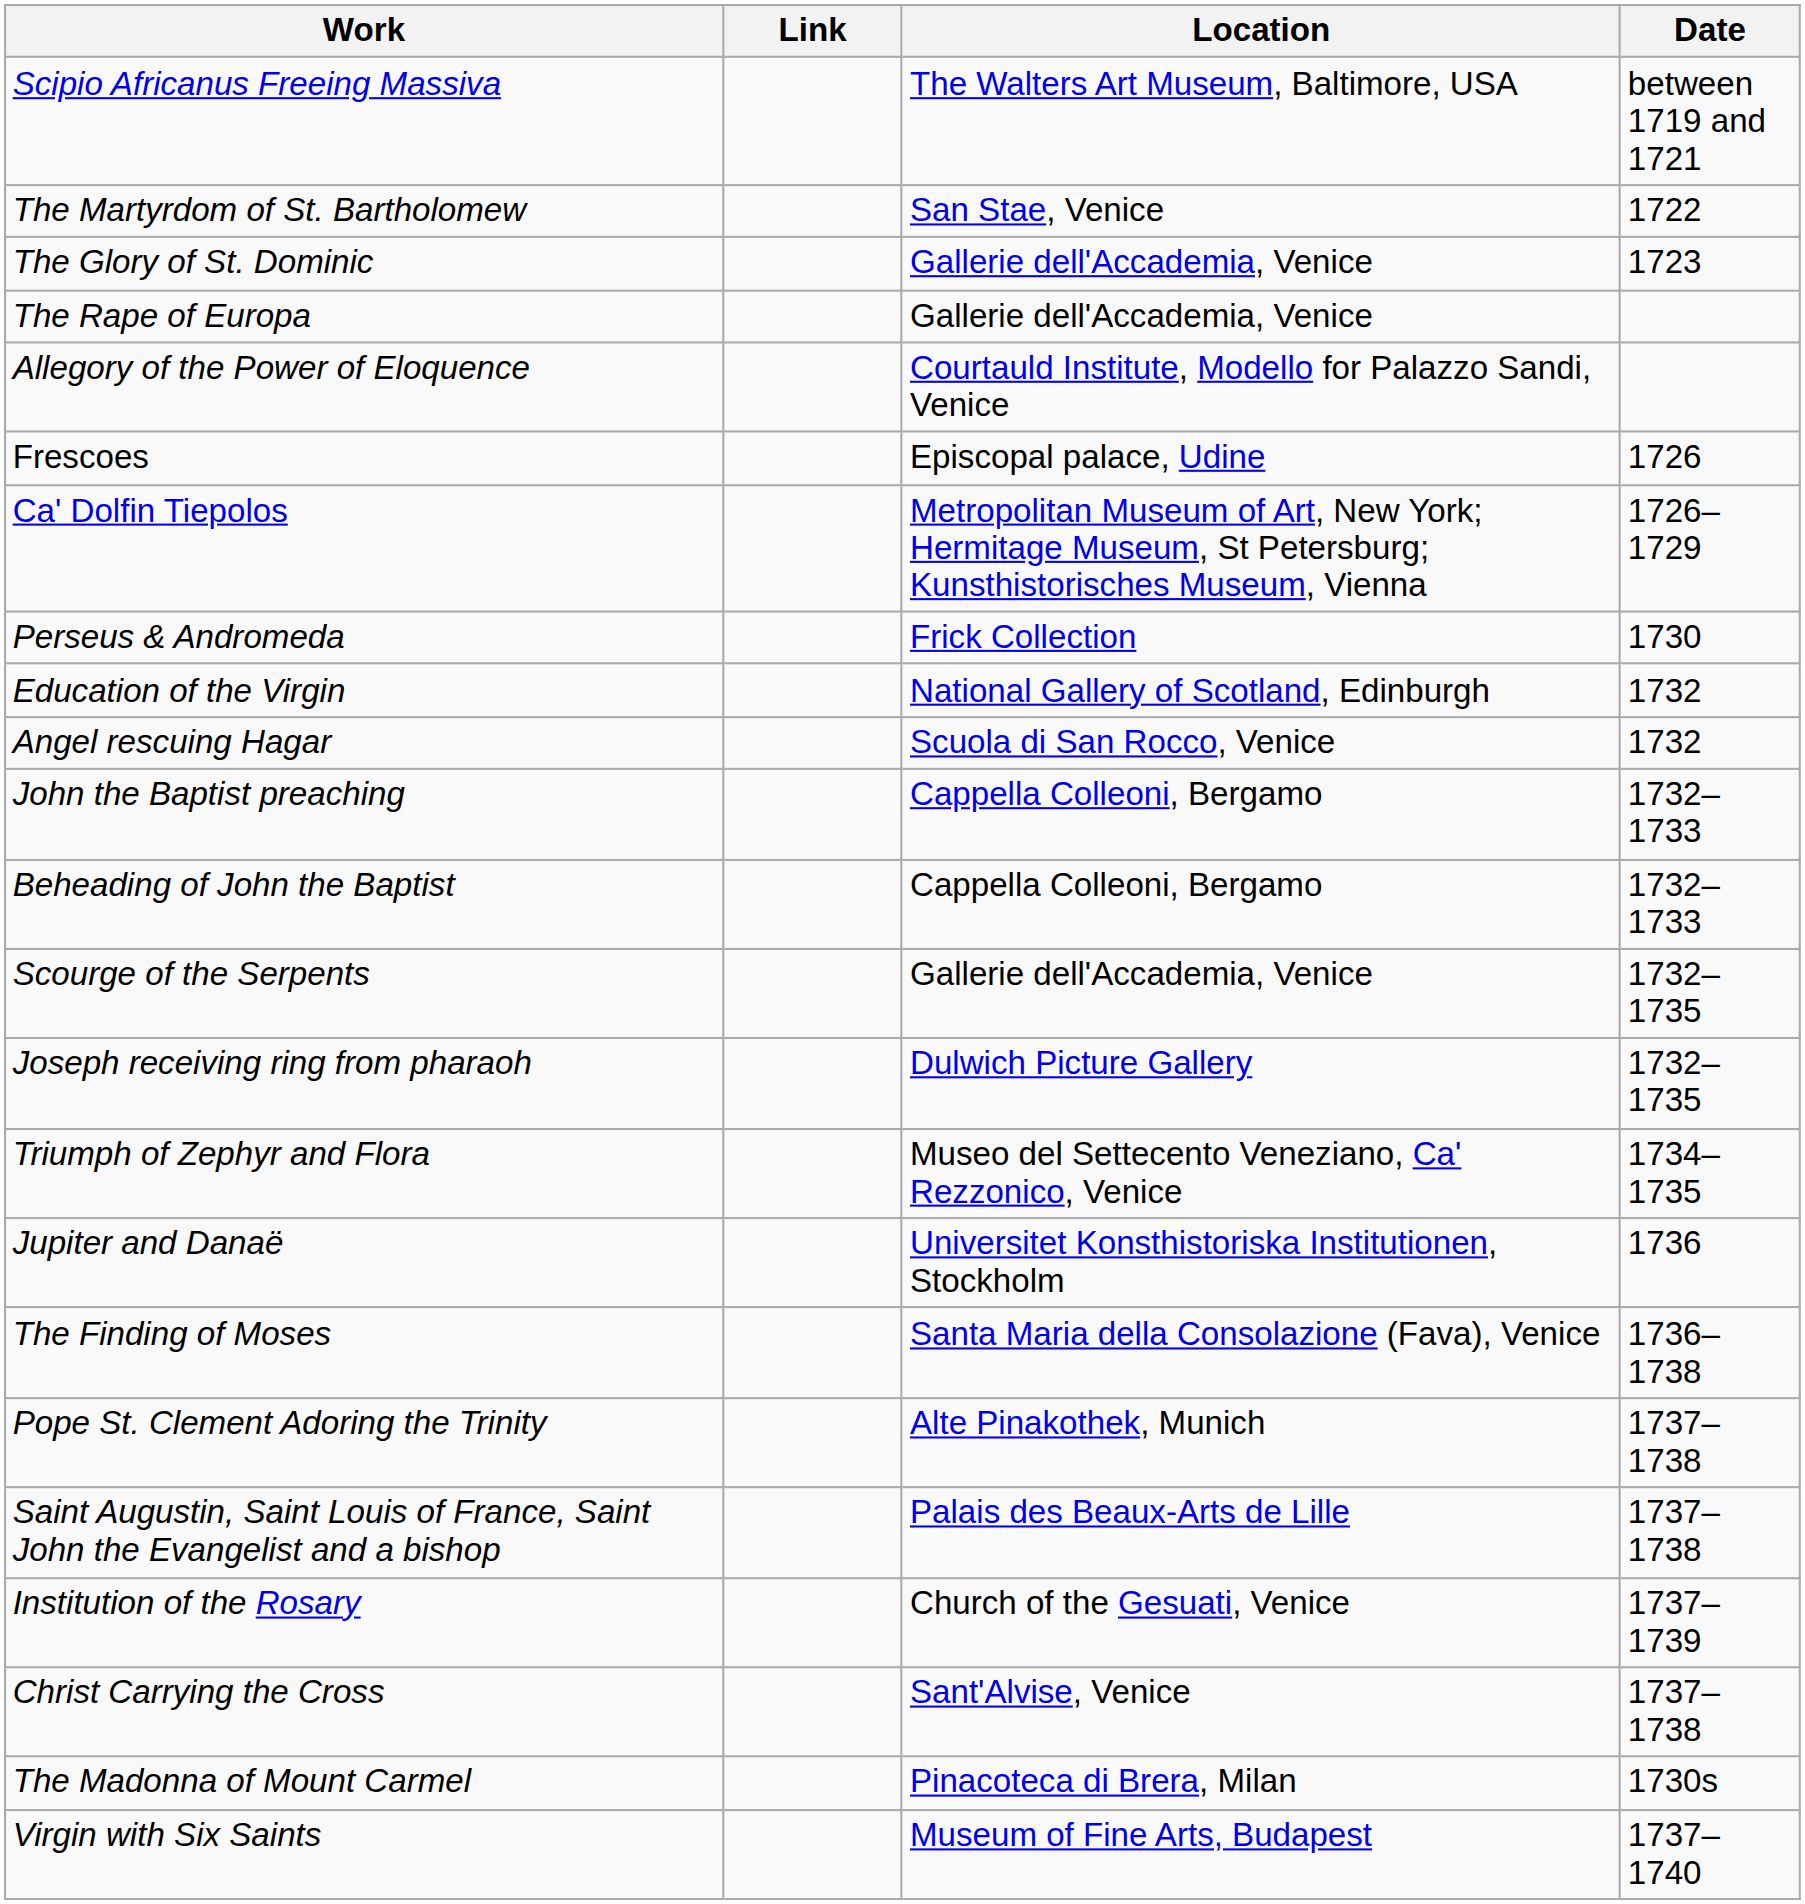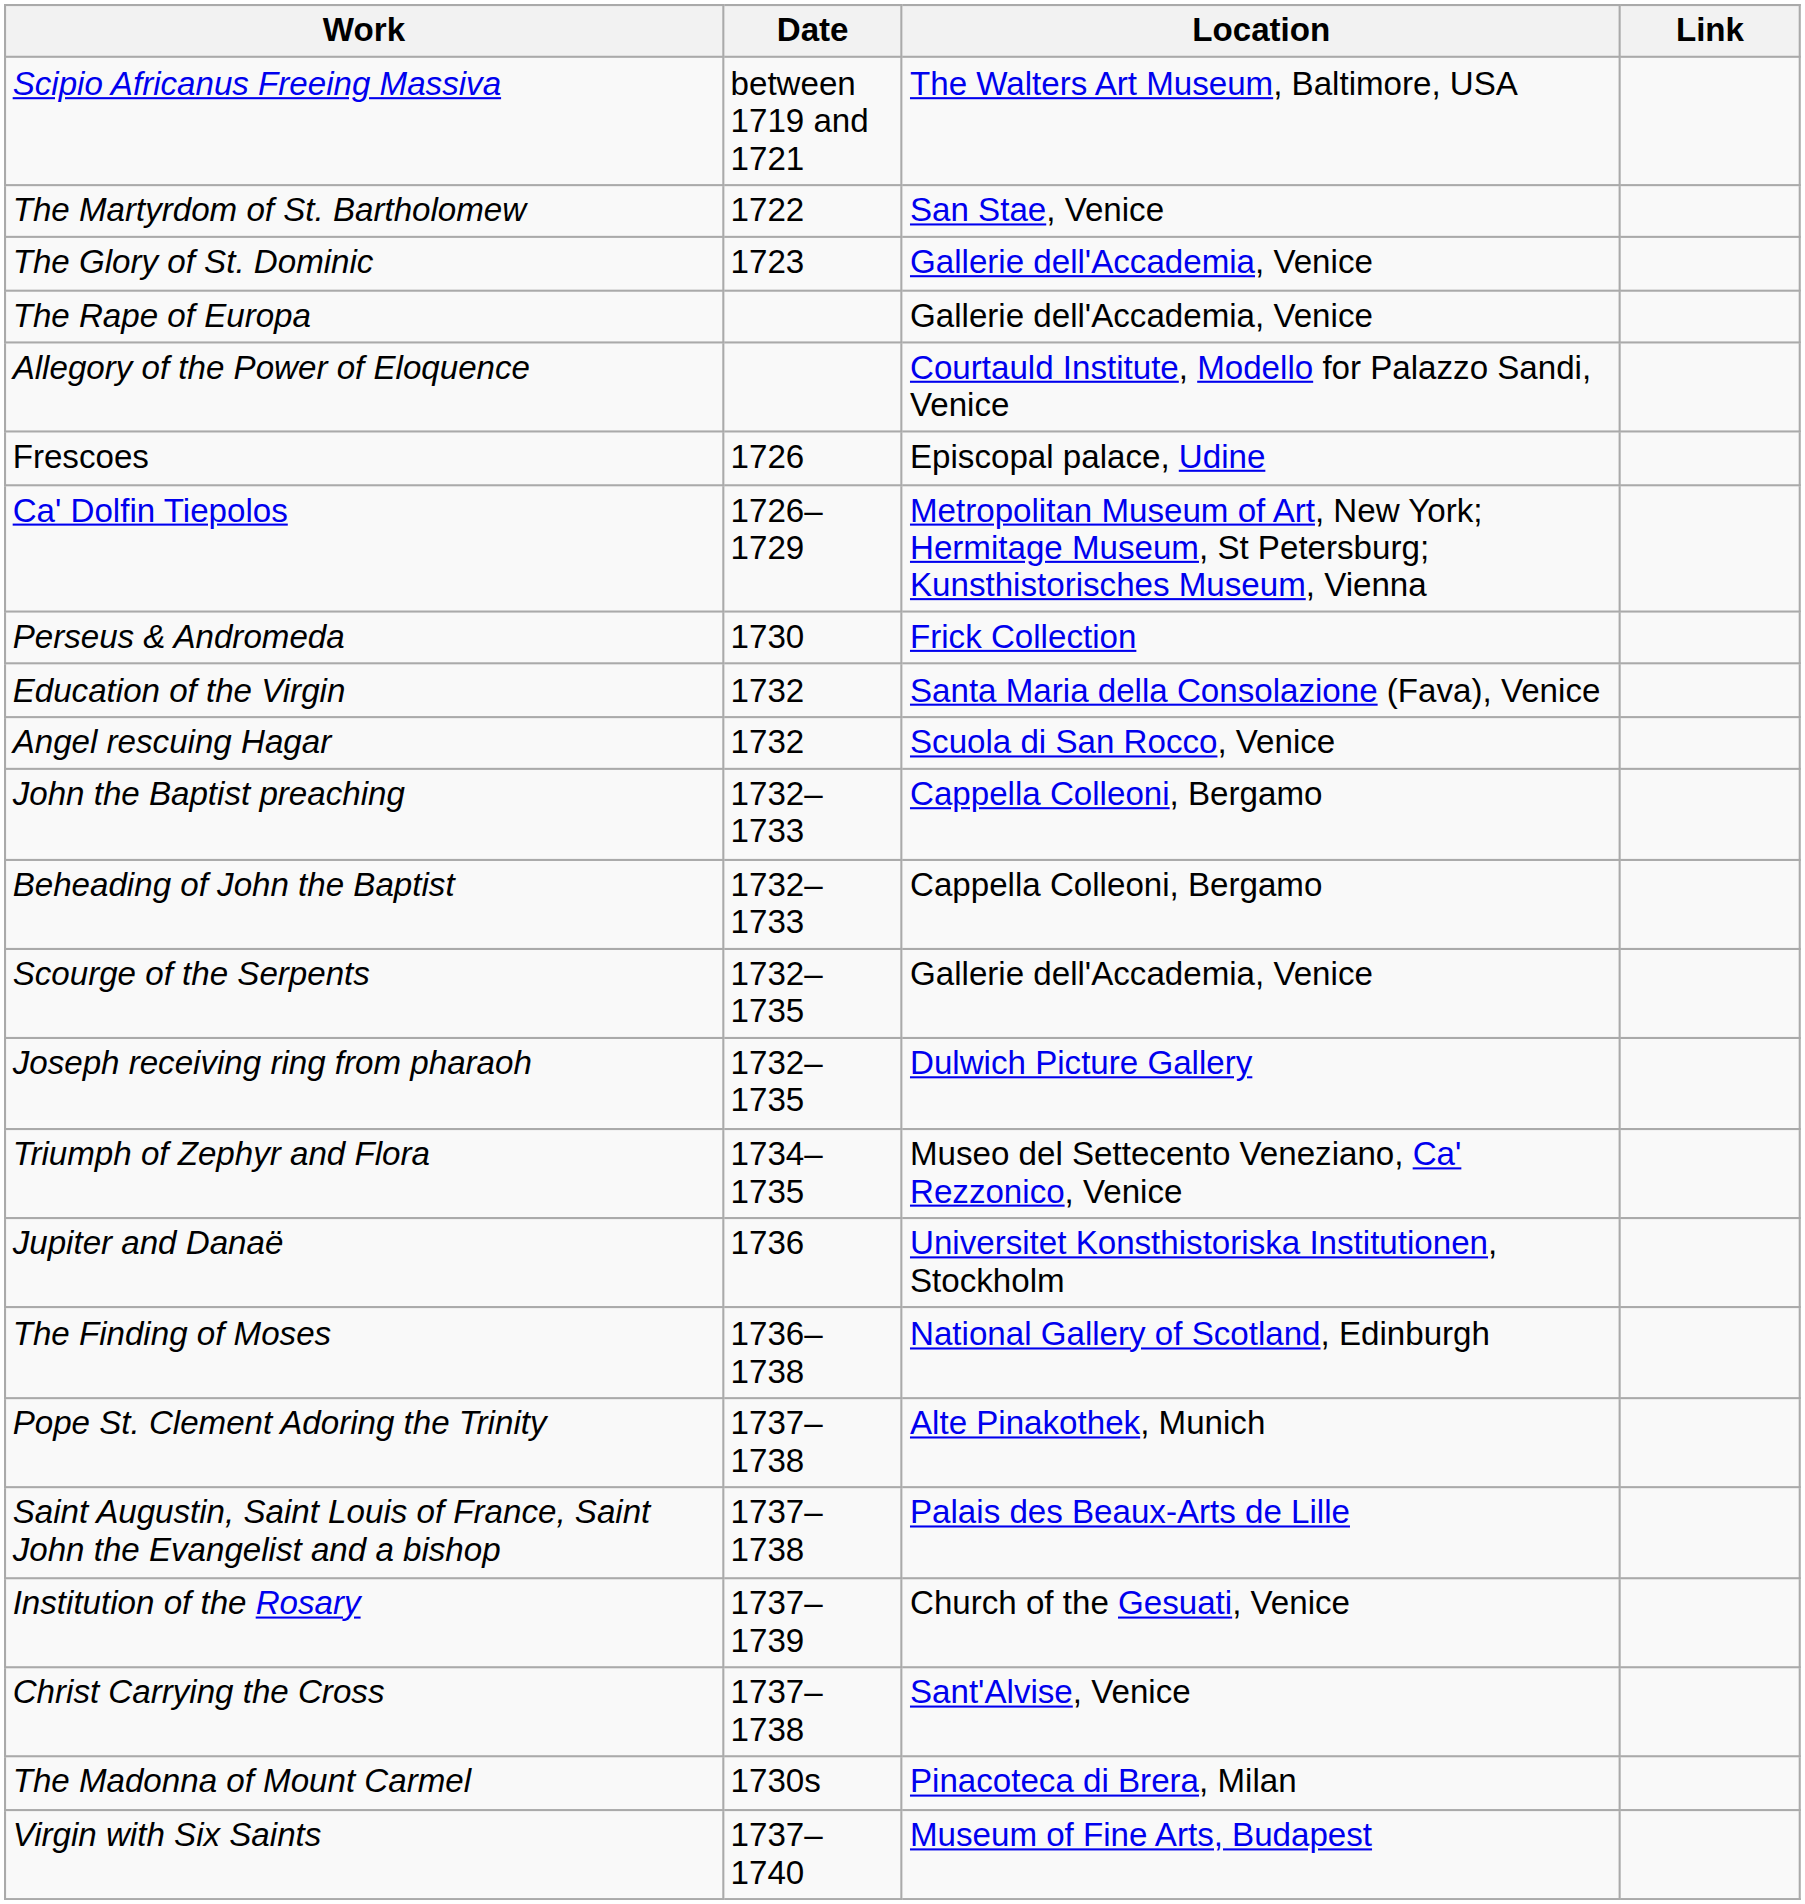columns swapped: (1710, 30) <-> (813, 30)
(1200, 689) National Gallery of Scotland, Edinburgh -> (1255, 689) Santa Maria della Consolazione (Fava), Venice
(1255, 1333) Santa Maria della Consolazione (Fava), Venice -> (1200, 1333) National Gallery of Scotland, Edinburgh
